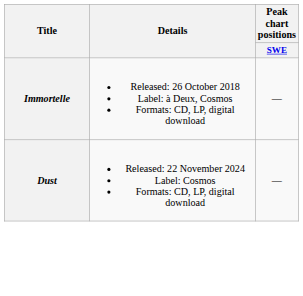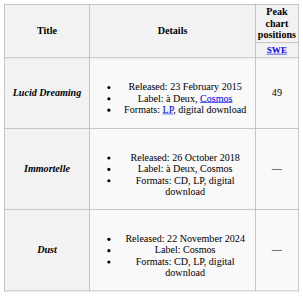+ row: (47, 93)
